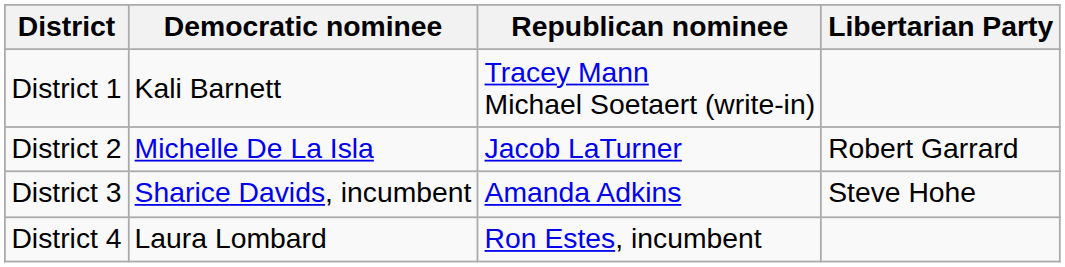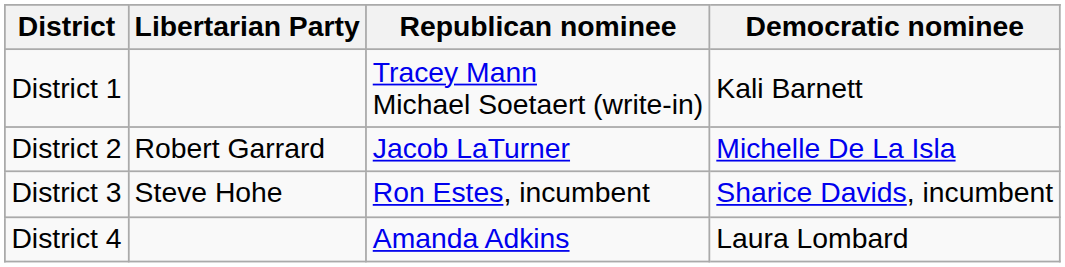columns swapped: (303, 26) <-> (941, 26)
(583, 193) Amanda Adkins -> (511, 193) Ron Estes, incumbent
(623, 238) Ron Estes, incumbent -> (471, 238) Amanda Adkins
